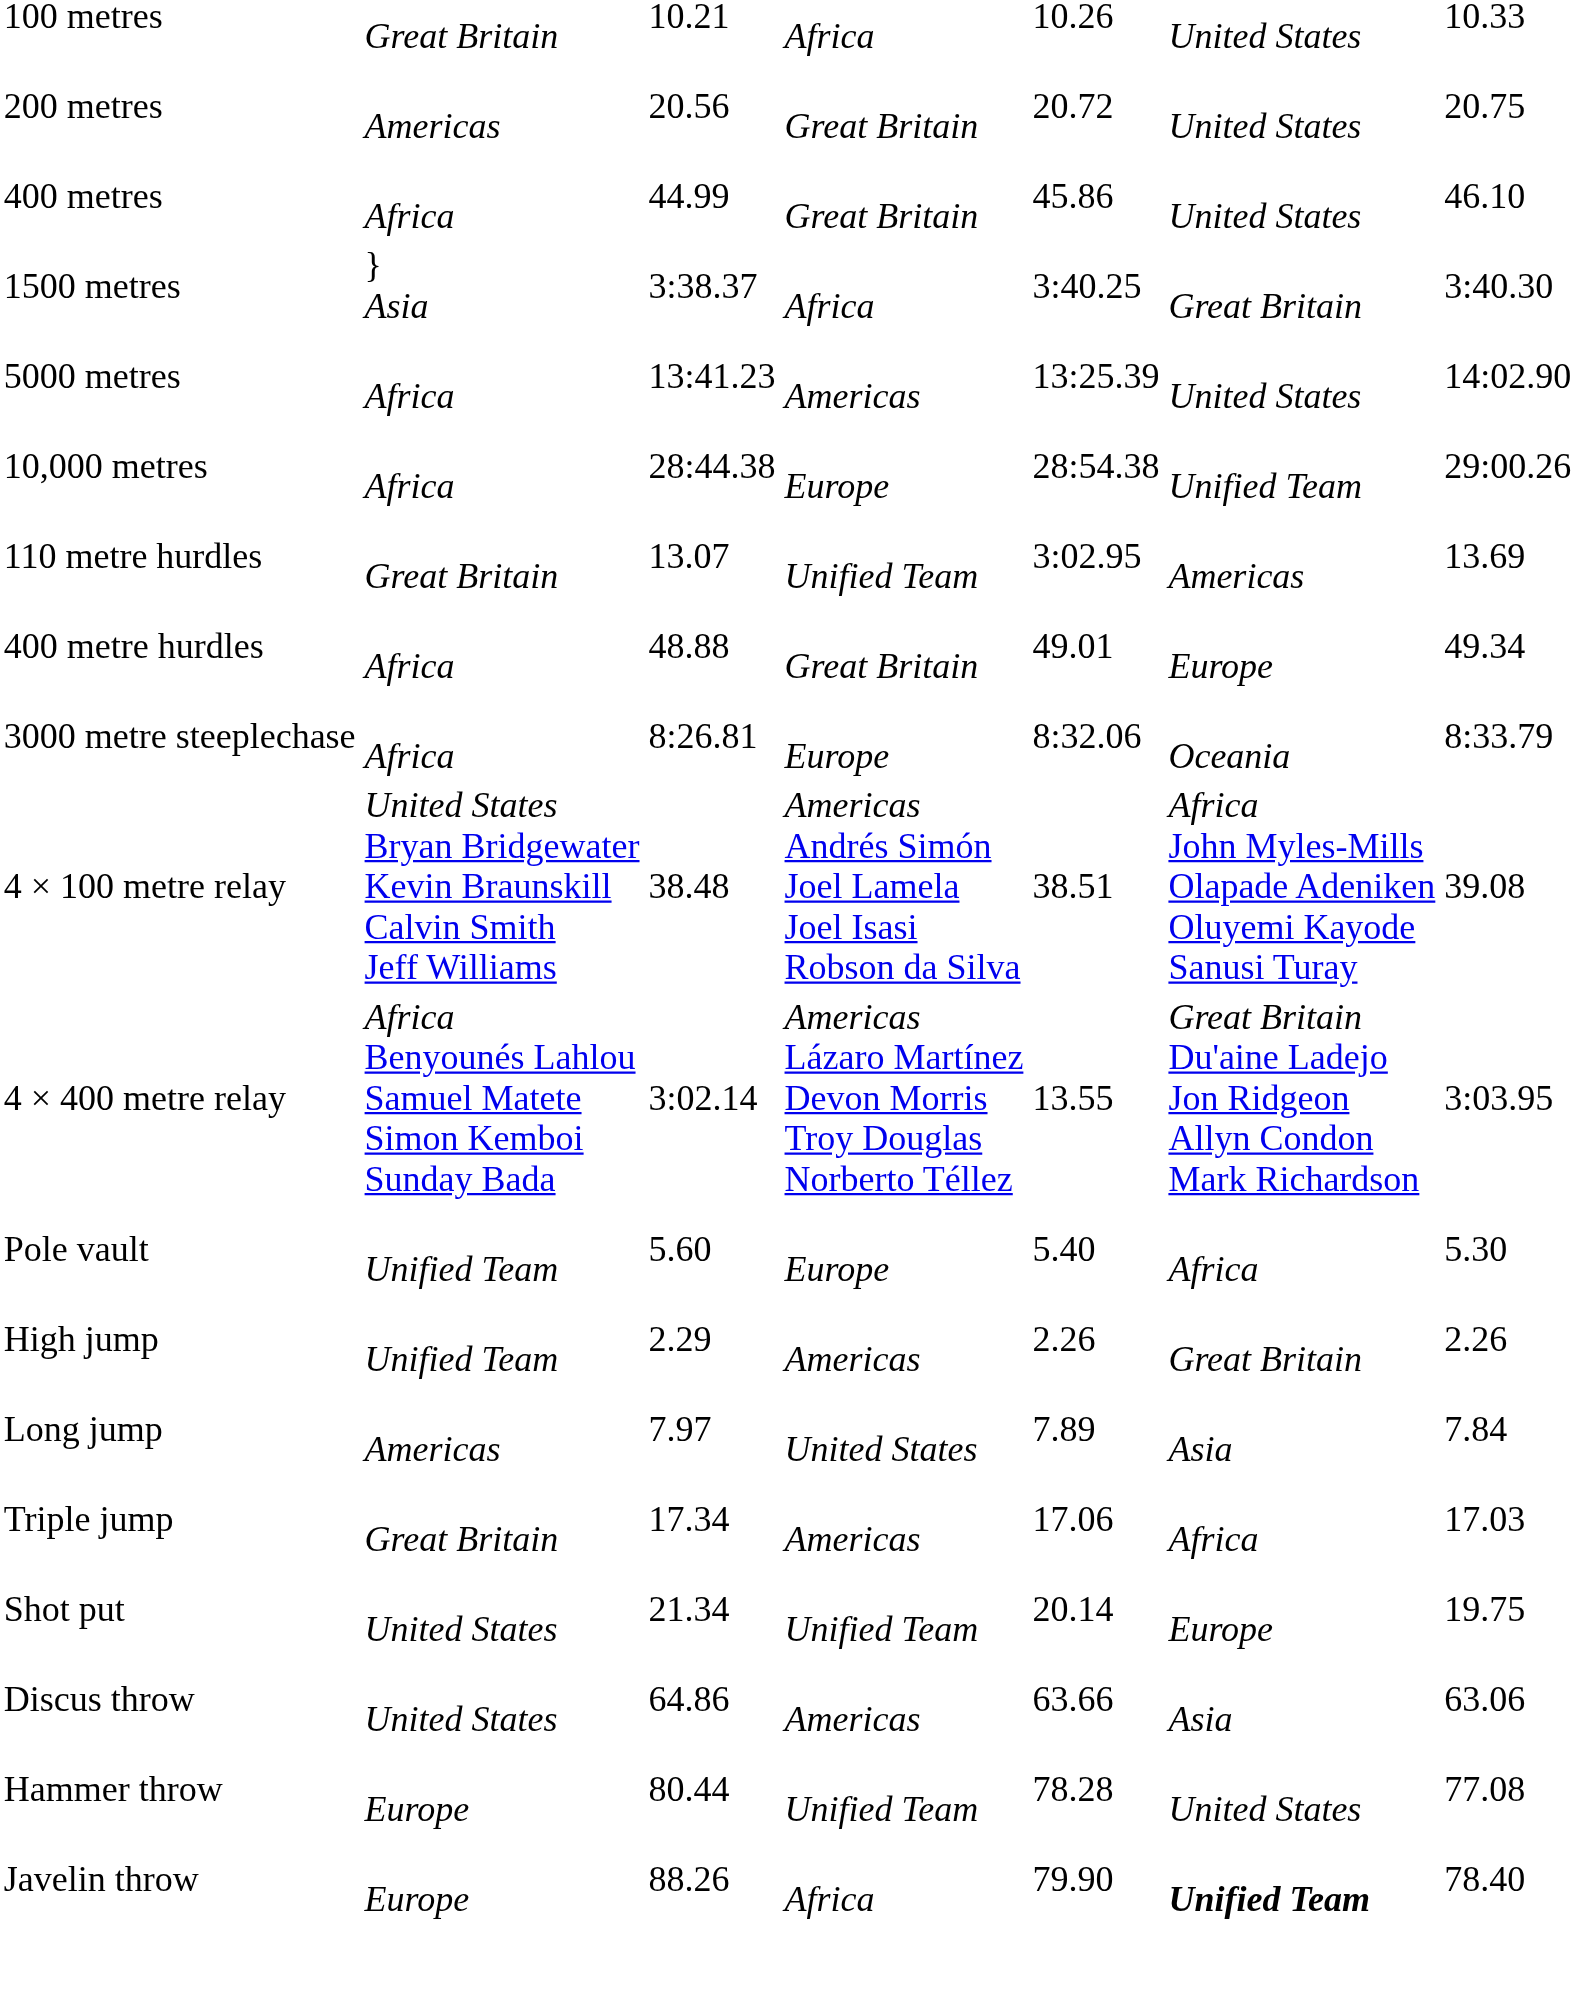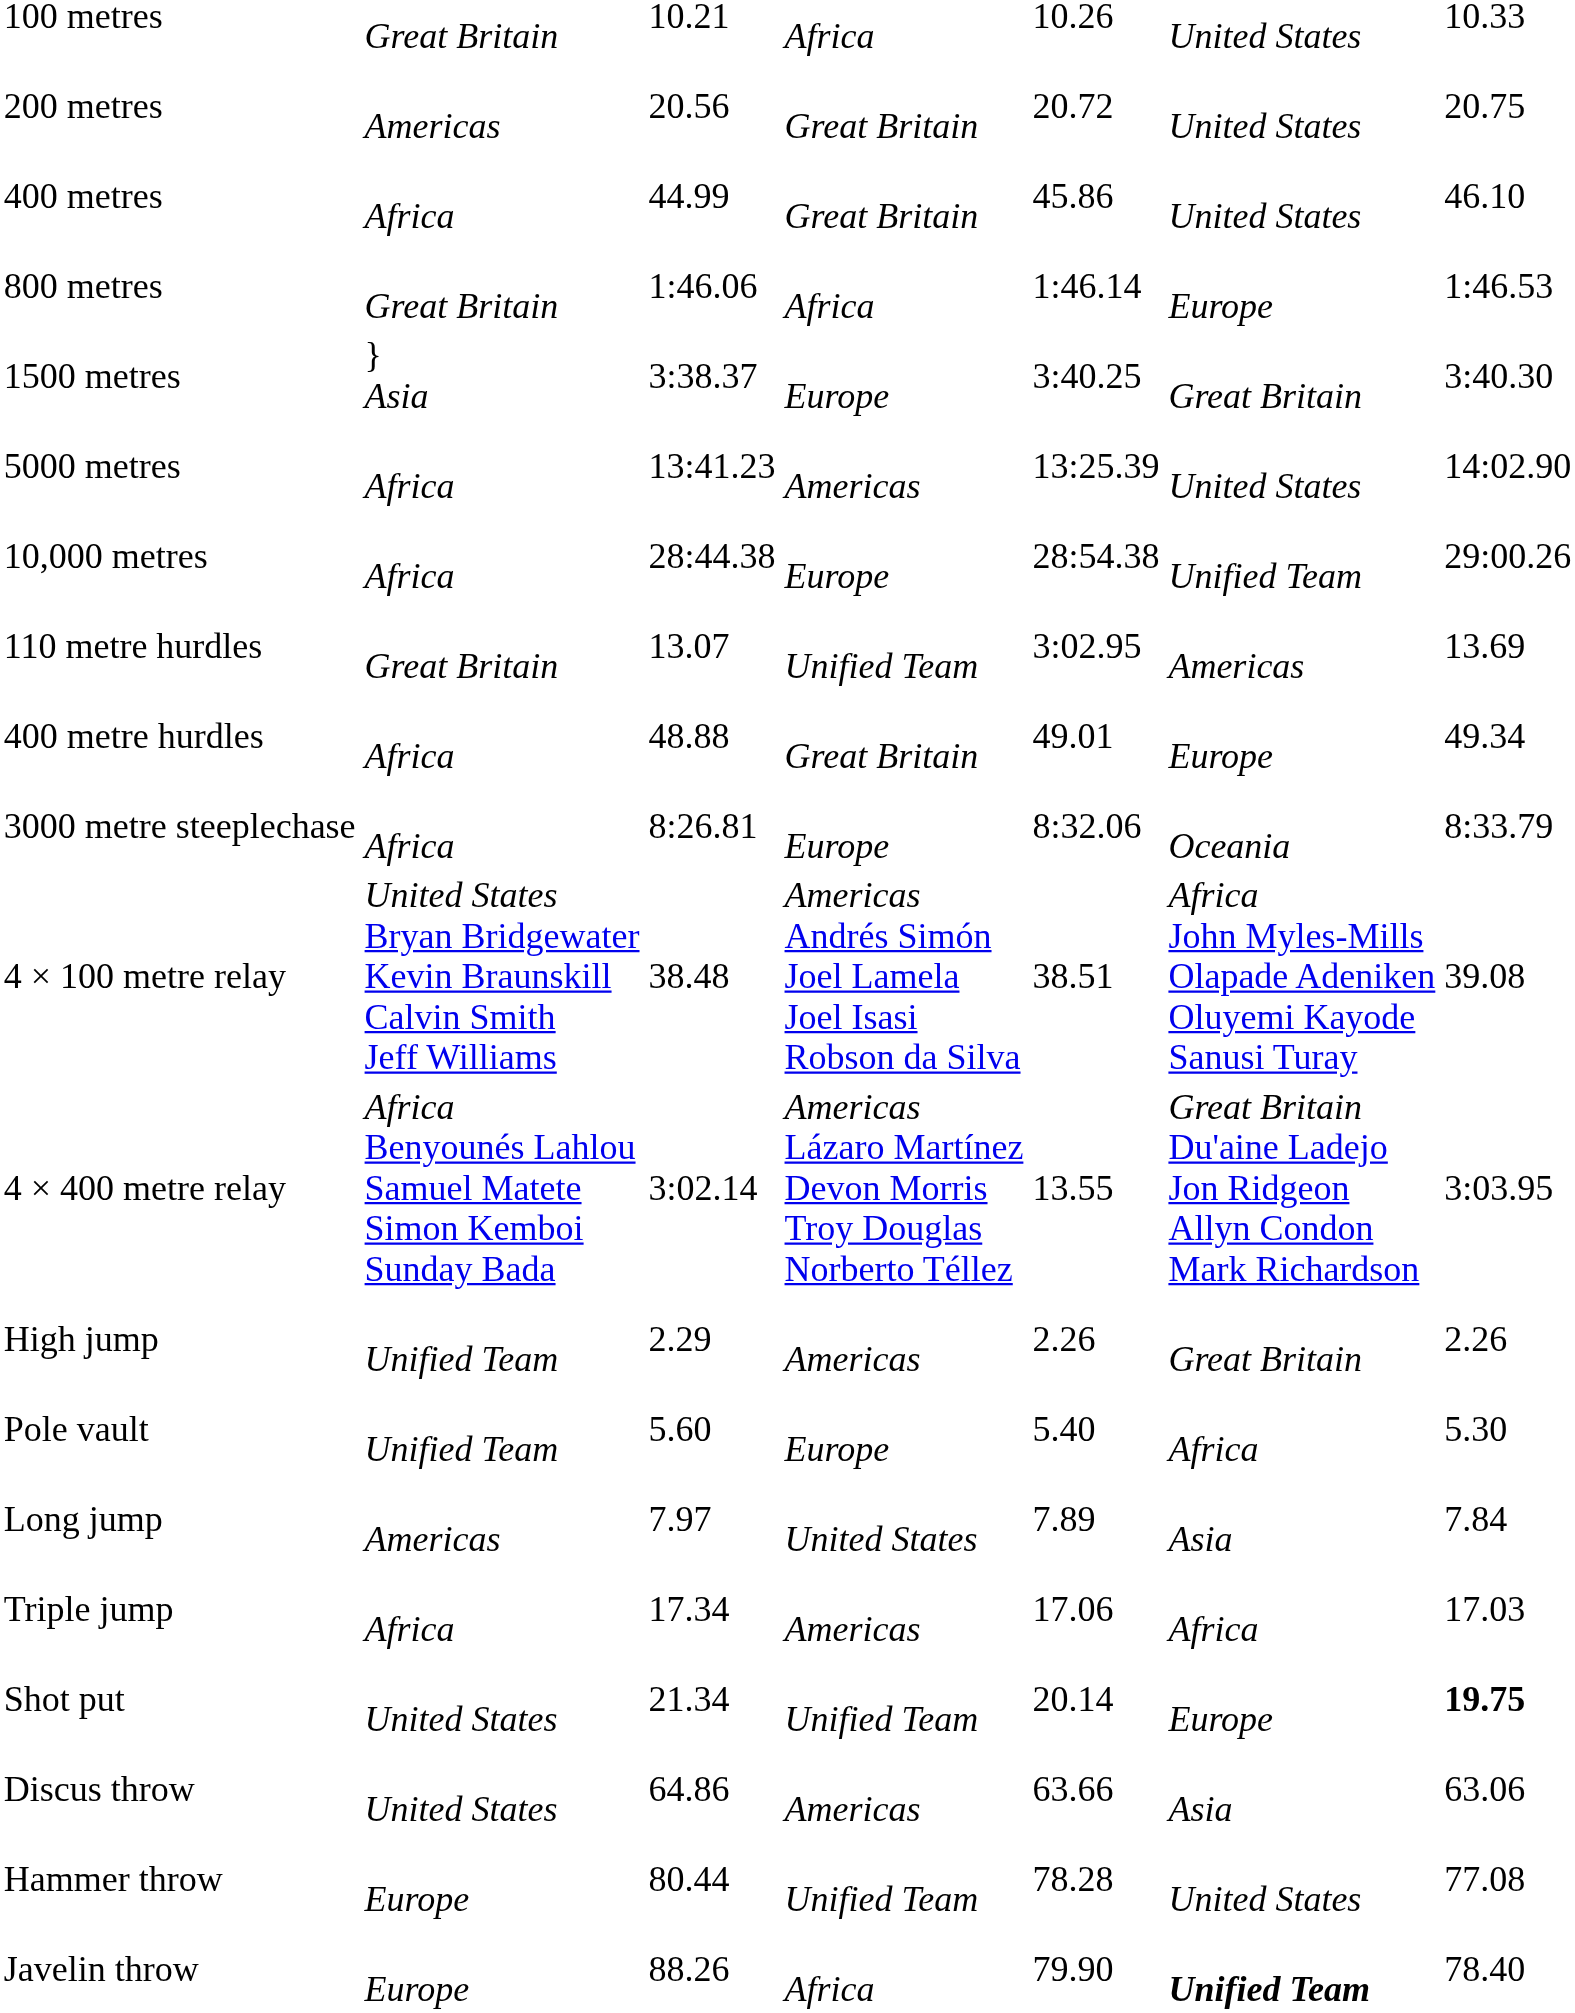+ row: (83, 285)
(830, 305) Africa -> (837, 395) Europe
rows swapped: (81, 1338) <-> (76, 1248)
(461, 1538) Great Britain -> (410, 1628) Africa
(1485, 1608) normal -> (1485, 1698) bold
